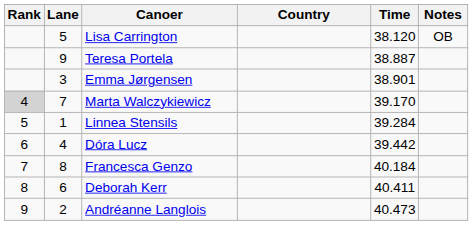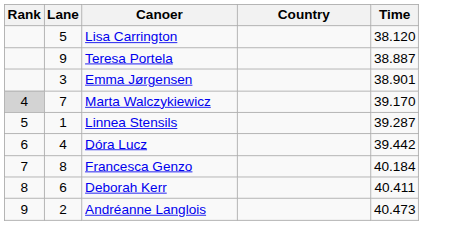- column: (443, 15)
(395, 123) 39.284 -> (395, 123) 39.287
